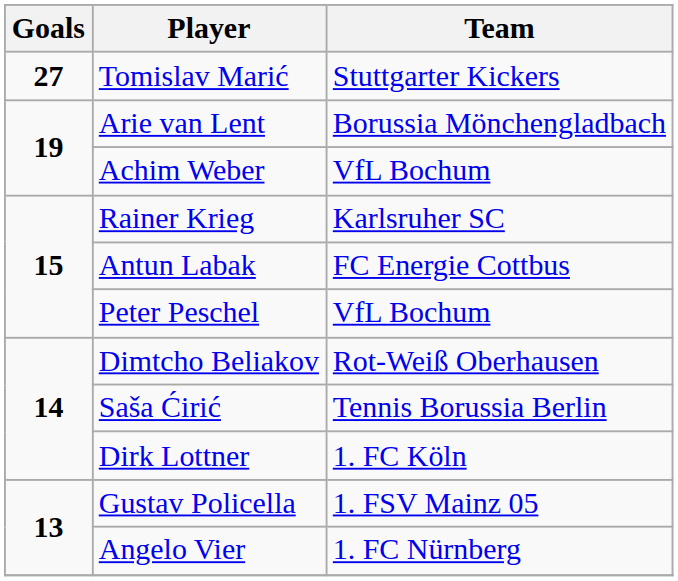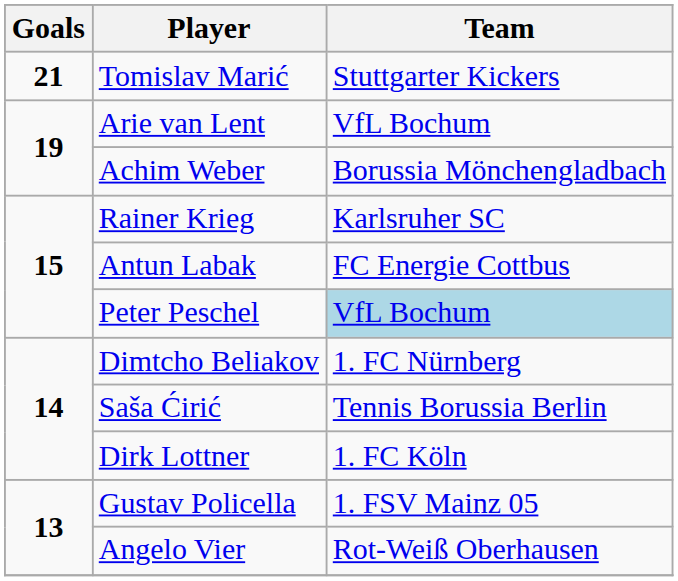(48, 75) 27 -> (48, 75) 21
(499, 123) Borussia Mönchengladbach -> (412, 123) VfL Bochum
(412, 170) VfL Bochum -> (499, 170) Borussia Mönchengladbach
(412, 312) no background -> (412, 312) lightblue background
(466, 360) Rot-Weiß Oberhausen -> (427, 360) 1. FC Nürnberg
(427, 550) 1. FC Nürnberg -> (466, 550) Rot-Weiß Oberhausen
